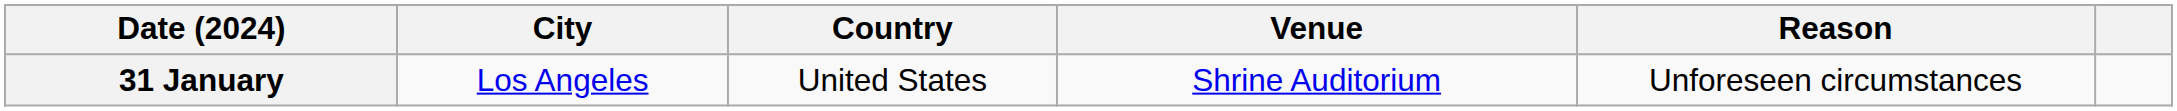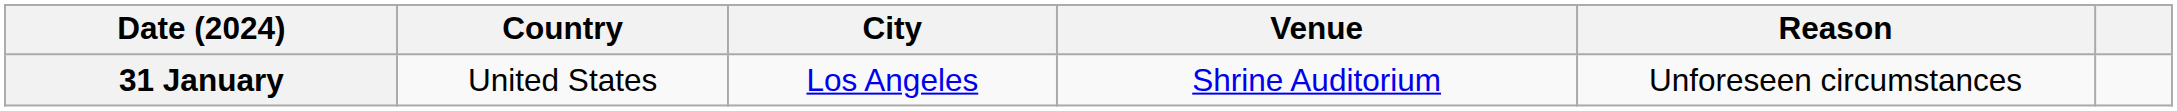columns swapped: (563, 29) <-> (892, 29)
